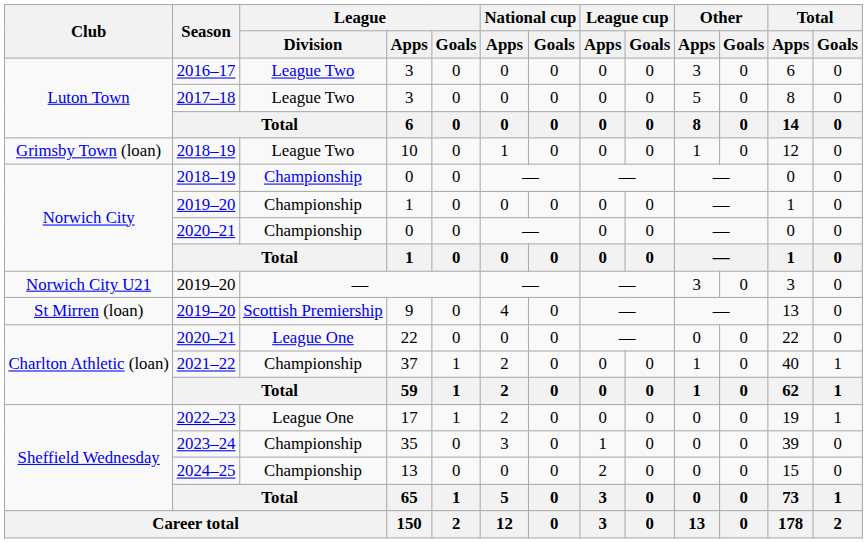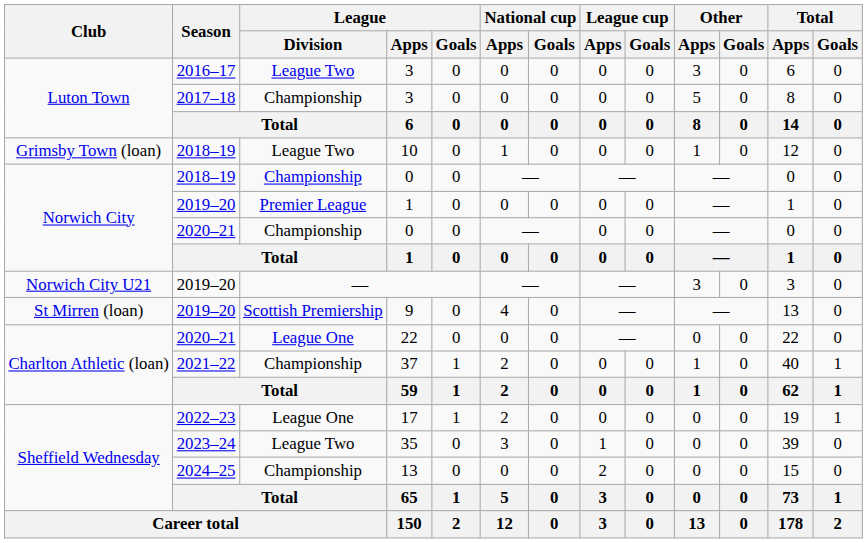(313, 97) League Two -> (313, 97) Championship
(313, 204) Championship -> (313, 204) Premier League
(313, 444) Championship -> (313, 444) League Two
